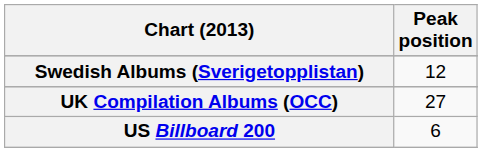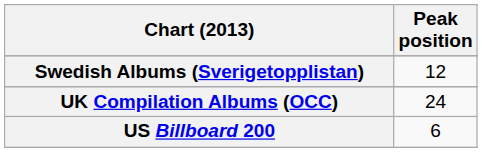(436, 101) 27 -> (436, 101) 24
